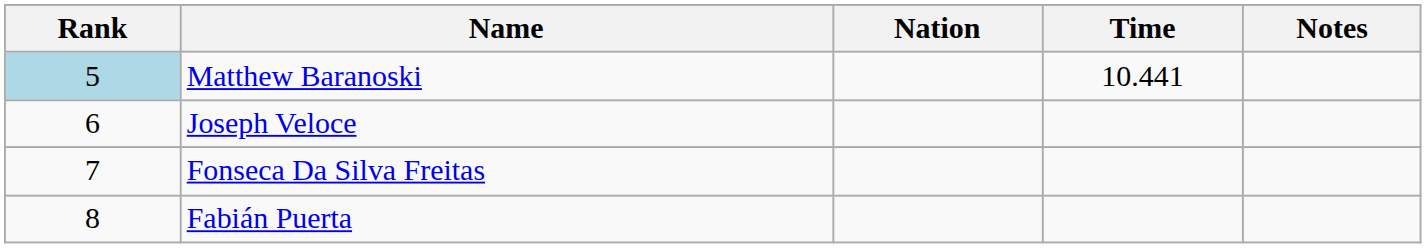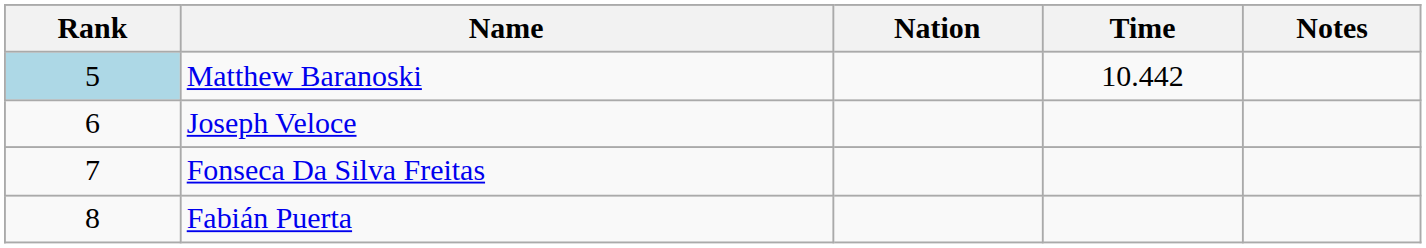(1142, 75) 10.441 -> (1142, 75) 10.442
